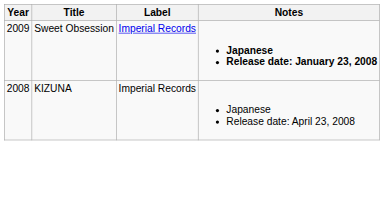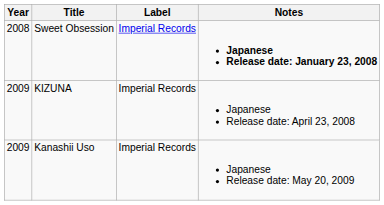(18, 28) 2009 -> (18, 28) 2008
(18, 88) 2008 -> (18, 88) 2009
+ row: (64, 148)
